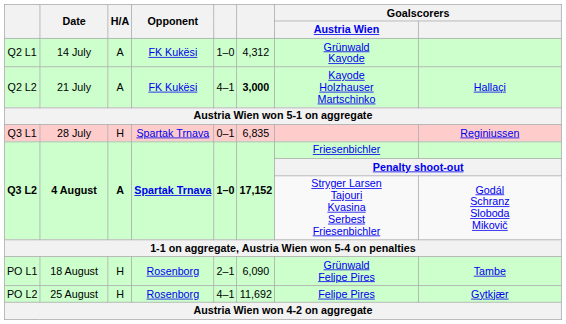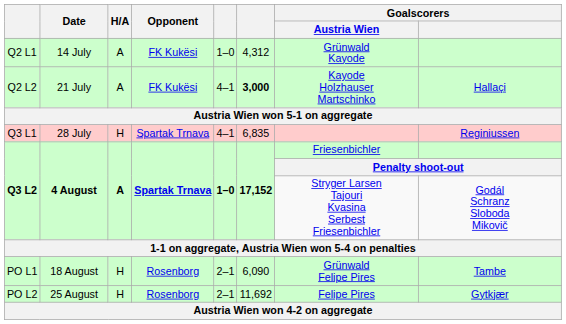(225, 133) 0–1 -> (225, 133) 4–1
(225, 294) 4–1 -> (225, 294) 2–1
